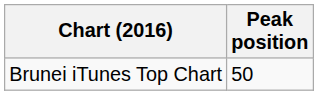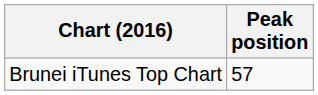(242, 74) 50 -> (242, 74) 57
